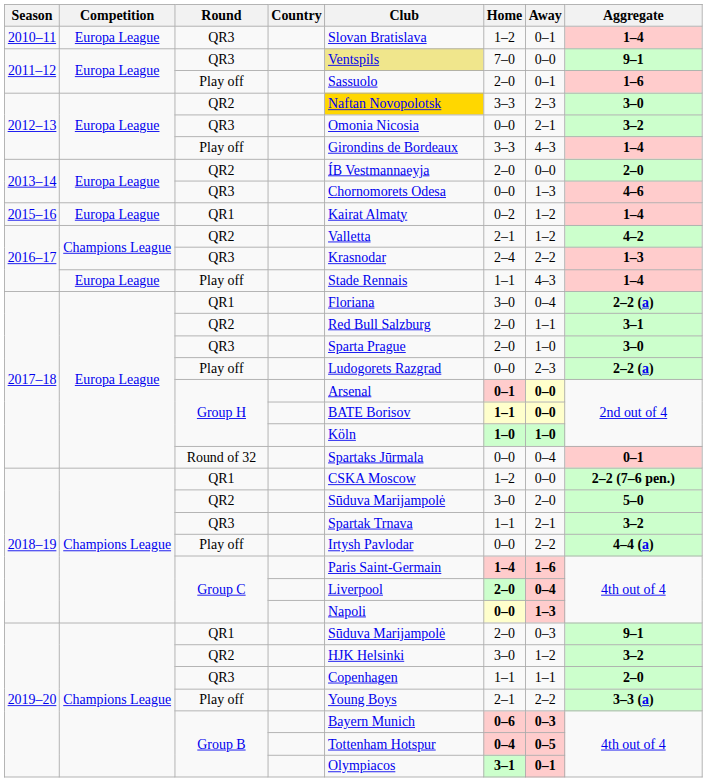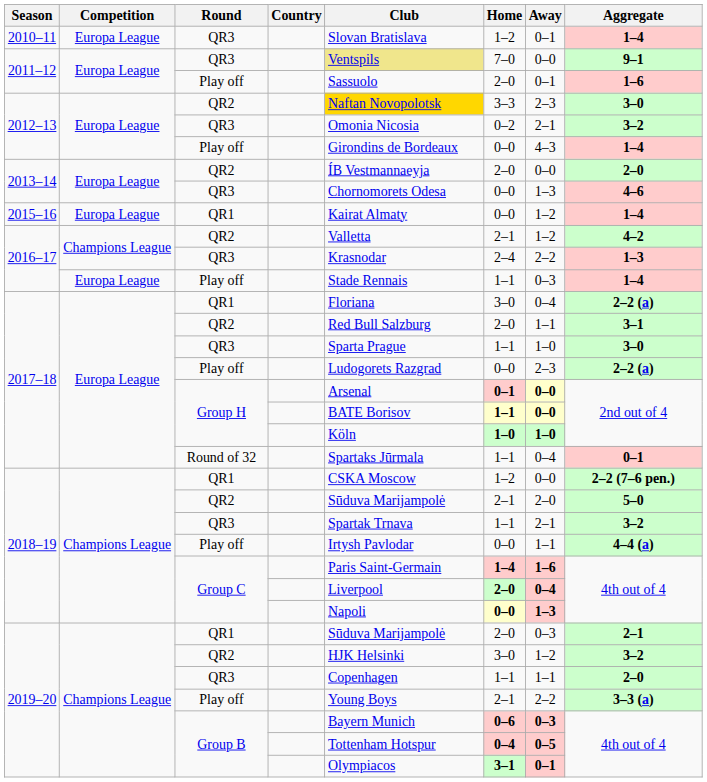(504, 125) 0–0 -> (504, 125) 0–2
(504, 147) 3–3 -> (504, 147) 0–0
(504, 214) 0–2 -> (504, 214) 0–0
(545, 280) 4–3 -> (545, 280) 0–3
(504, 346) 2–0 -> (504, 346) 1–1
(504, 457) 0–0 -> (504, 457) 1–1
(504, 501) 3–0 -> (504, 501) 2–1
(545, 545) 2–2 -> (545, 545) 1–1
(633, 633) 9–1 -> (633, 633) 2–1
